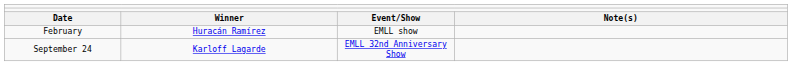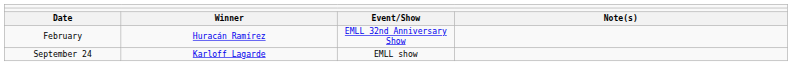(396, 32) EMLL show -> (396, 36) EMLL 32nd Anniversary Show
(396, 49) EMLL 32nd Anniversary Show -> (396, 54) EMLL show
